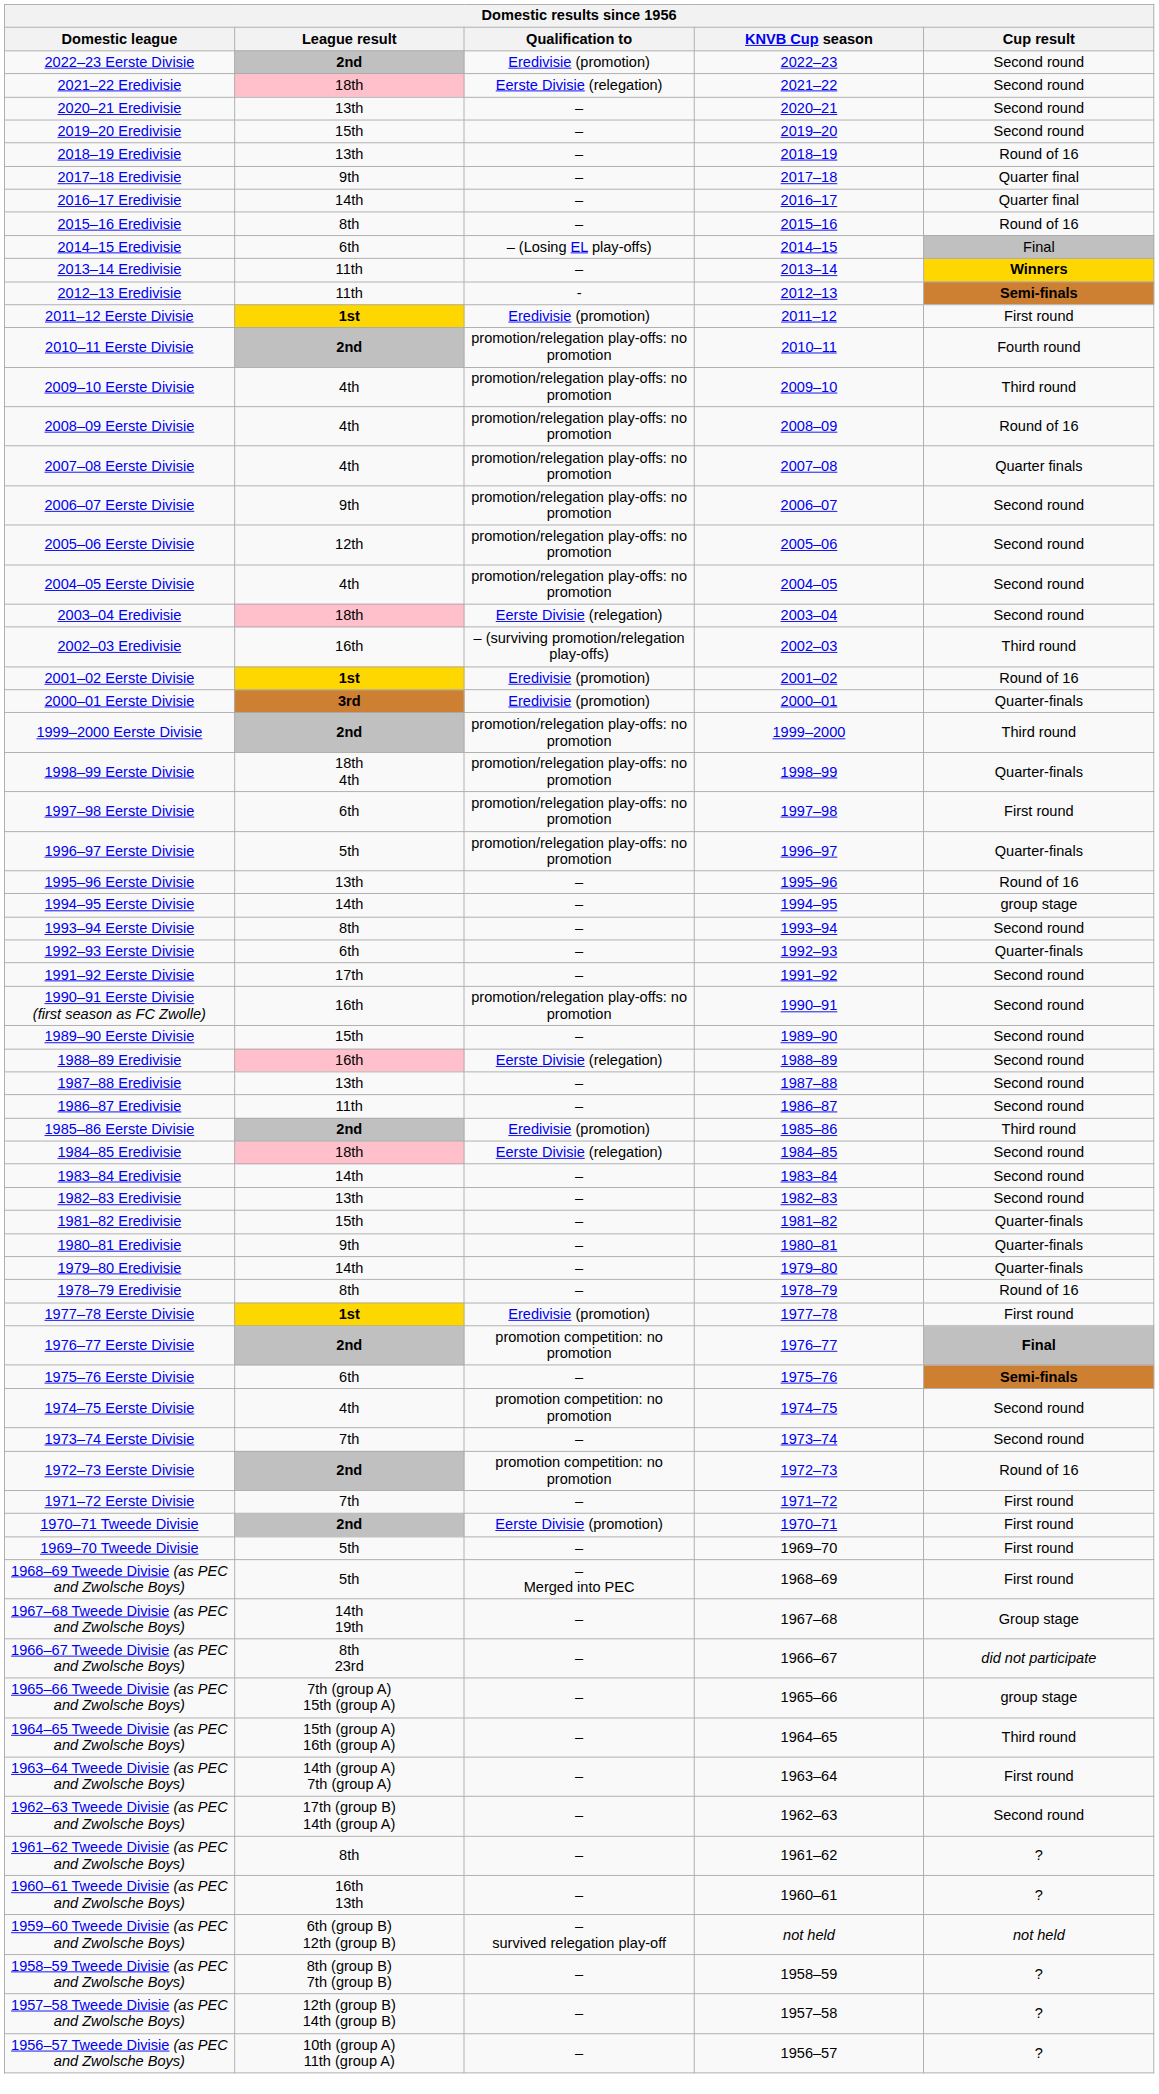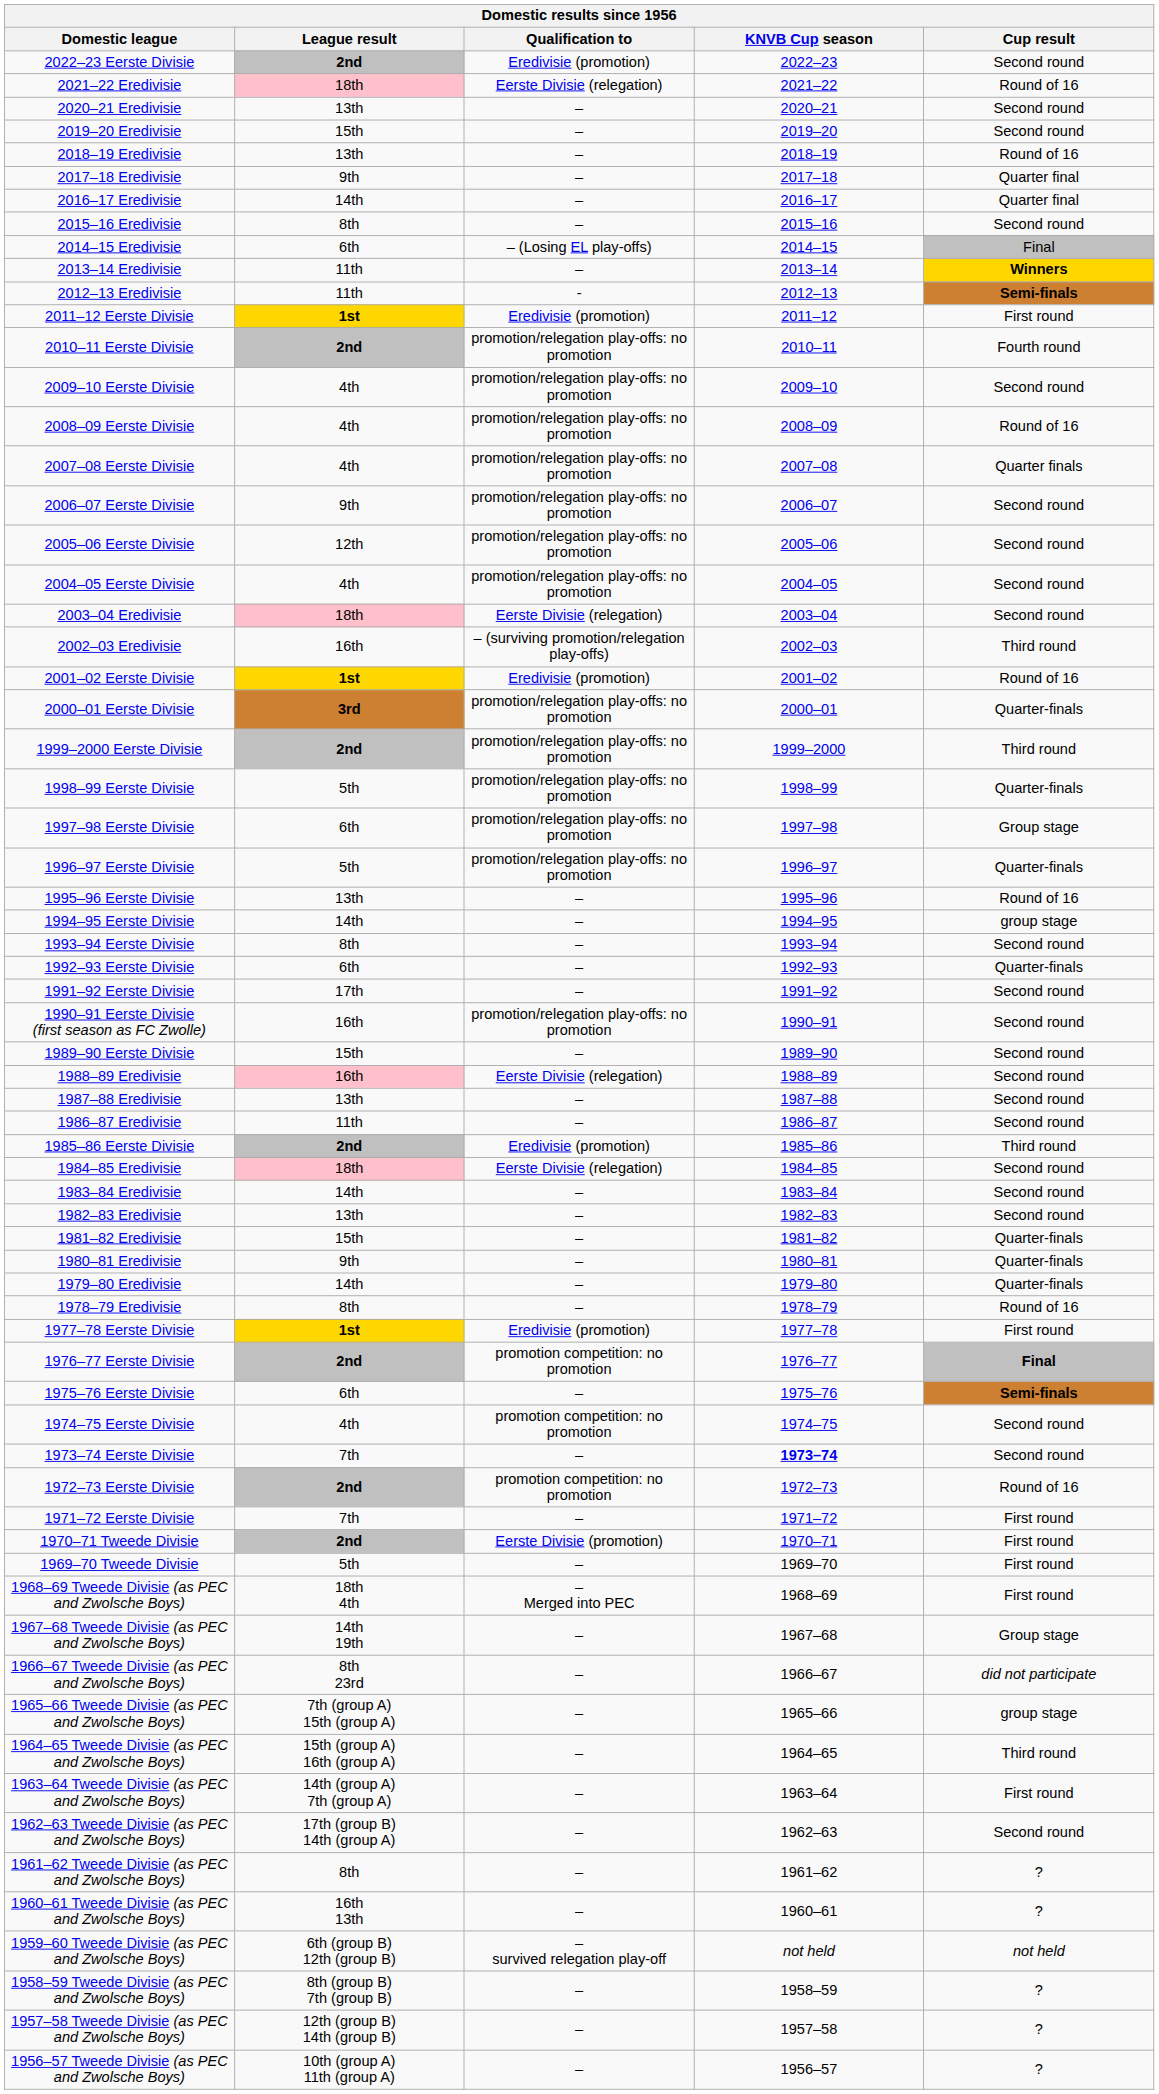(1039, 85) Second round -> (1039, 85) Round of 16
(1039, 223) Round of 16 -> (1039, 223) Second round
(1039, 386) Third round -> (1039, 386) Second round
(579, 701) Eredivisie (promotion) -> (579, 709) promotion/relegation play-offs: no promotion
(349, 772) 18th 4th -> (349, 788) 5th
(1039, 811) First round -> (1039, 827) Group stage
(809, 1439) normal -> (809, 1455) bold
(349, 1579) 5th -> (349, 1595) 18th 4th
